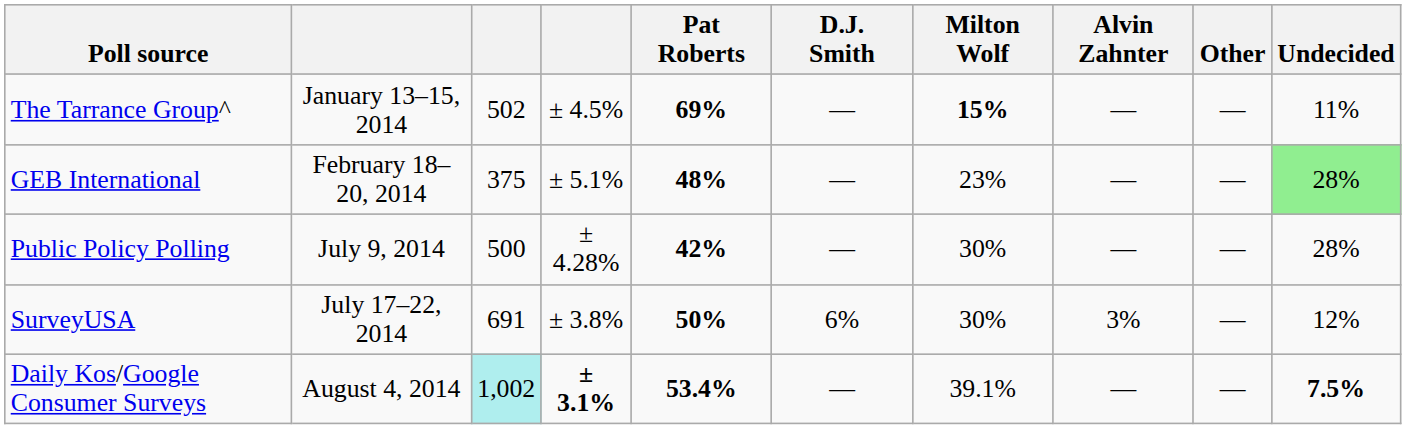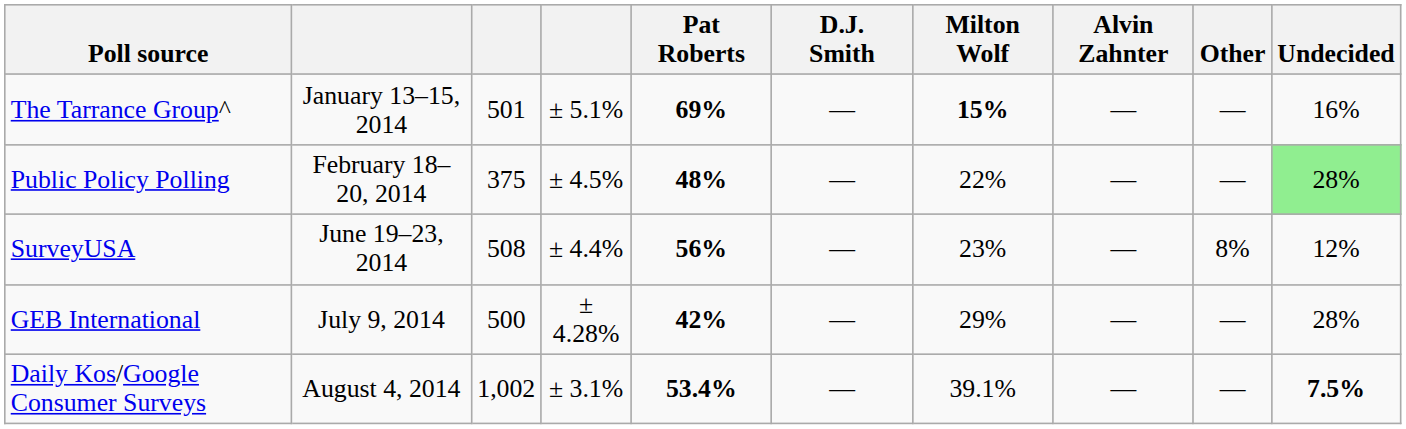(506, 109) 502 -> (506, 109) 501
(586, 109) ± 4.5% -> (586, 109) ± 5.1%
(1336, 109) 11% -> (1336, 109) 16%
(106, 179) GEB International -> (120, 179) Public Policy Polling
(586, 179) ± 5.1% -> (586, 179) ± 4.5%
(983, 179) 23% -> (983, 179) 22%
+ row: (381, 248)
(120, 248) Public Policy Polling -> (106, 318) GEB International
(983, 248) 30% -> (983, 318) 29%
- row: (381, 318)
(506, 388) paleturquoise background -> (506, 388) no background
(586, 388) bold -> (586, 388) normal
